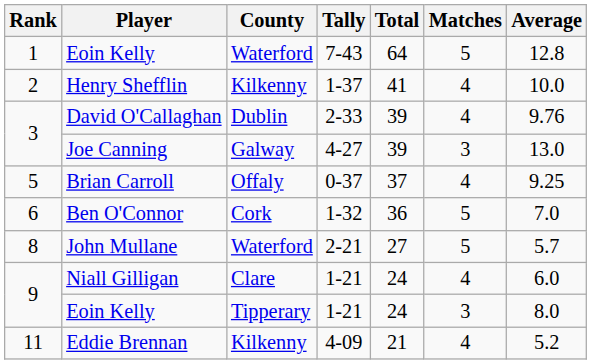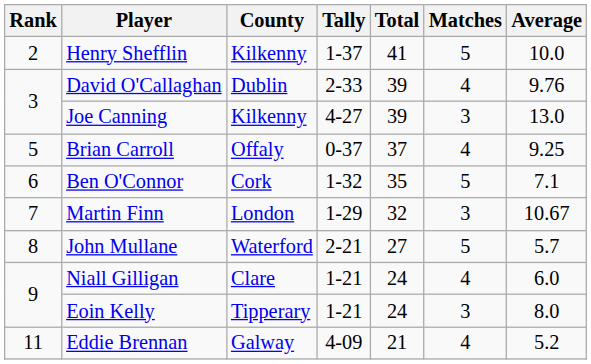- row: (110, 52)
(465, 85) 4 -> (465, 52) 5
(263, 149) Galway -> (269, 117) Kilkenny
(397, 213) 36 -> (397, 181) 35
(547, 213) 7.0 -> (547, 181) 7.1
+ row: (115, 213)
(269, 342) Kilkenny -> (263, 342) Galway
